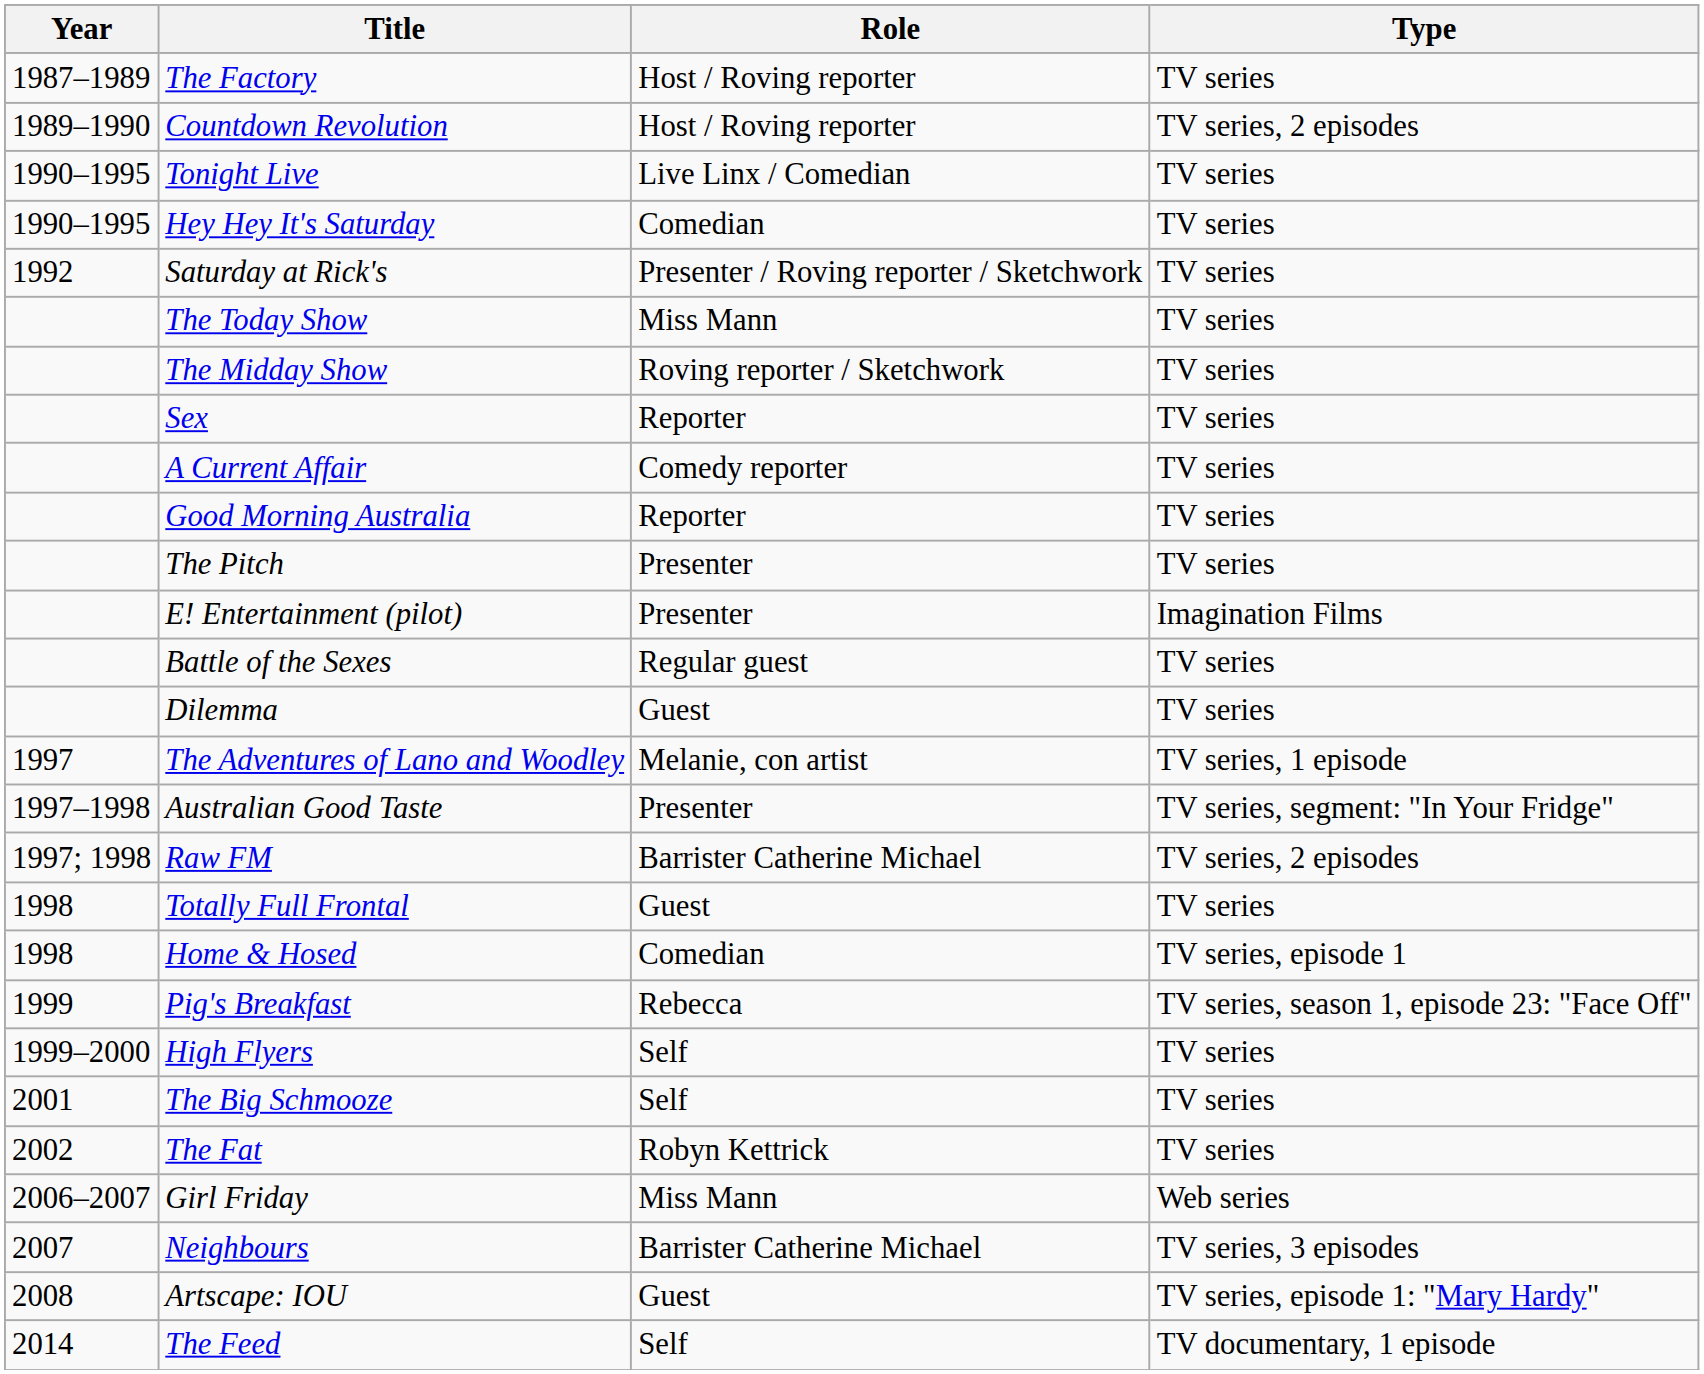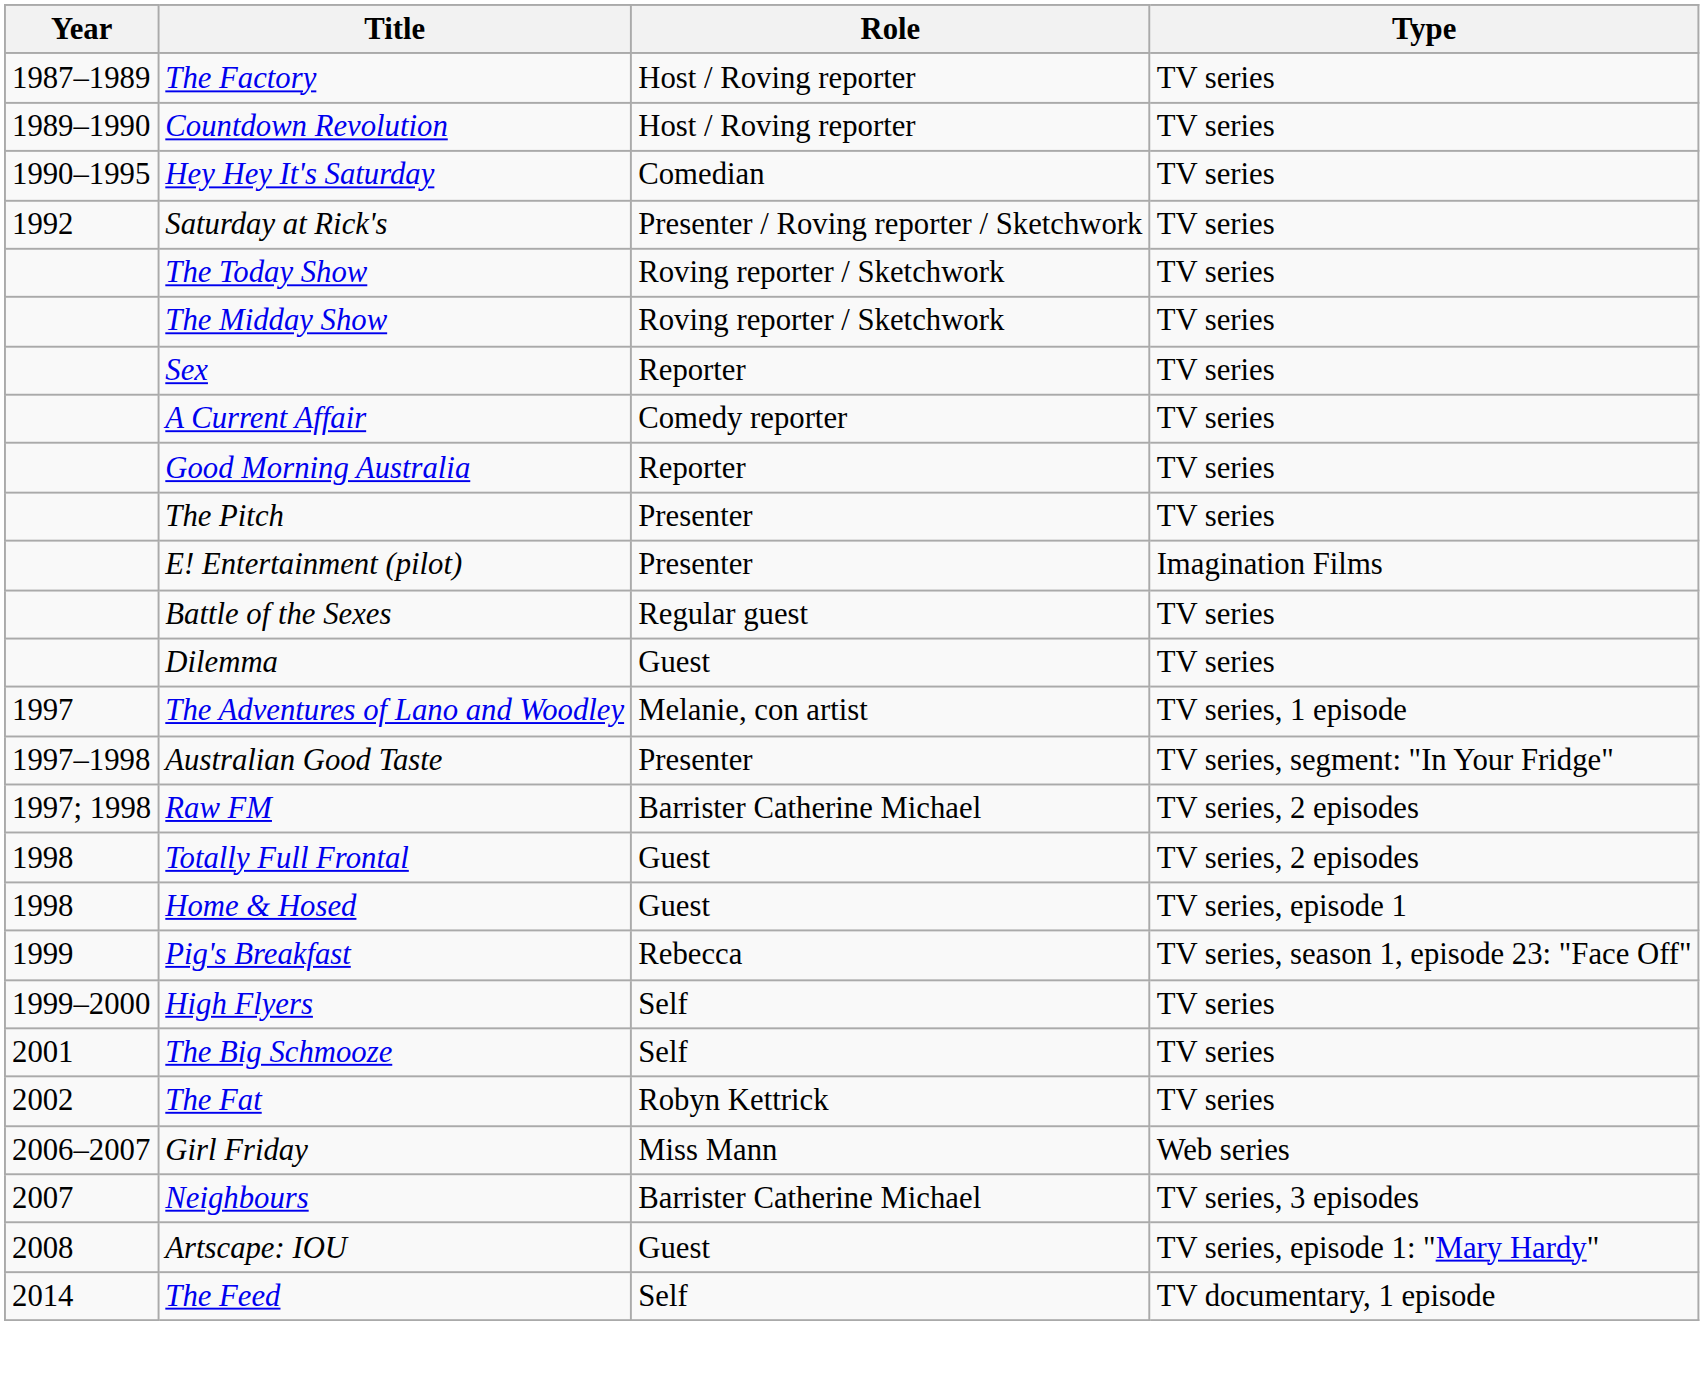(1288, 126) TV series, 2 episodes -> (1216, 126) TV series
- row: (242, 175)
(708, 321) Miss Mann -> (821, 272) Roving reporter / Sketchwork
(1216, 905) TV series -> (1288, 857) TV series, 2 episodes
(701, 954) Comedian -> (674, 905) Guest
